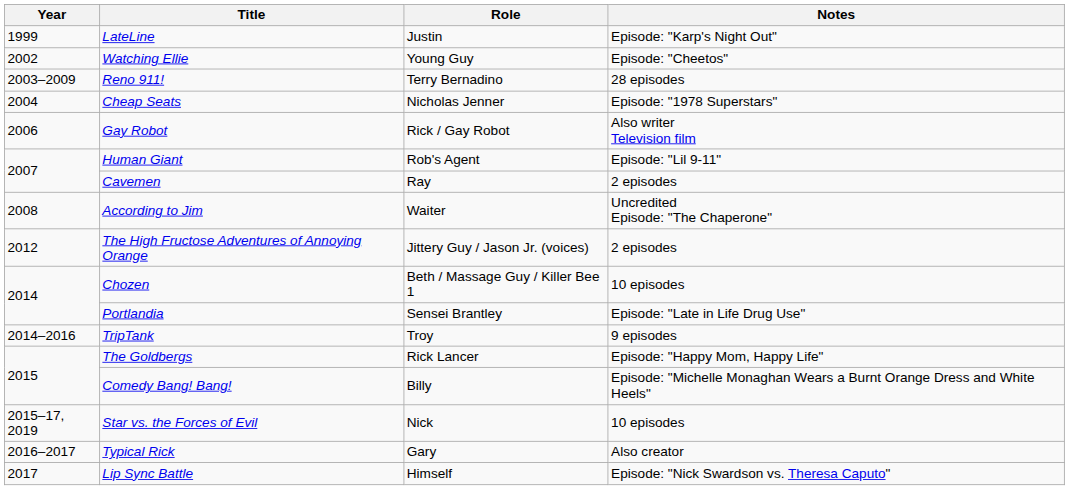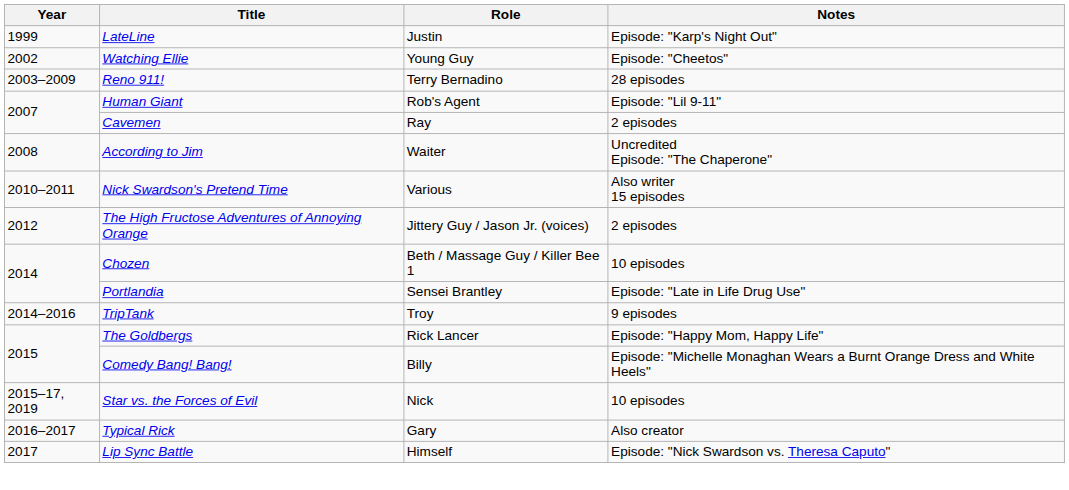- row: (142, 101)
- row: (135, 130)
+ row: (195, 189)
